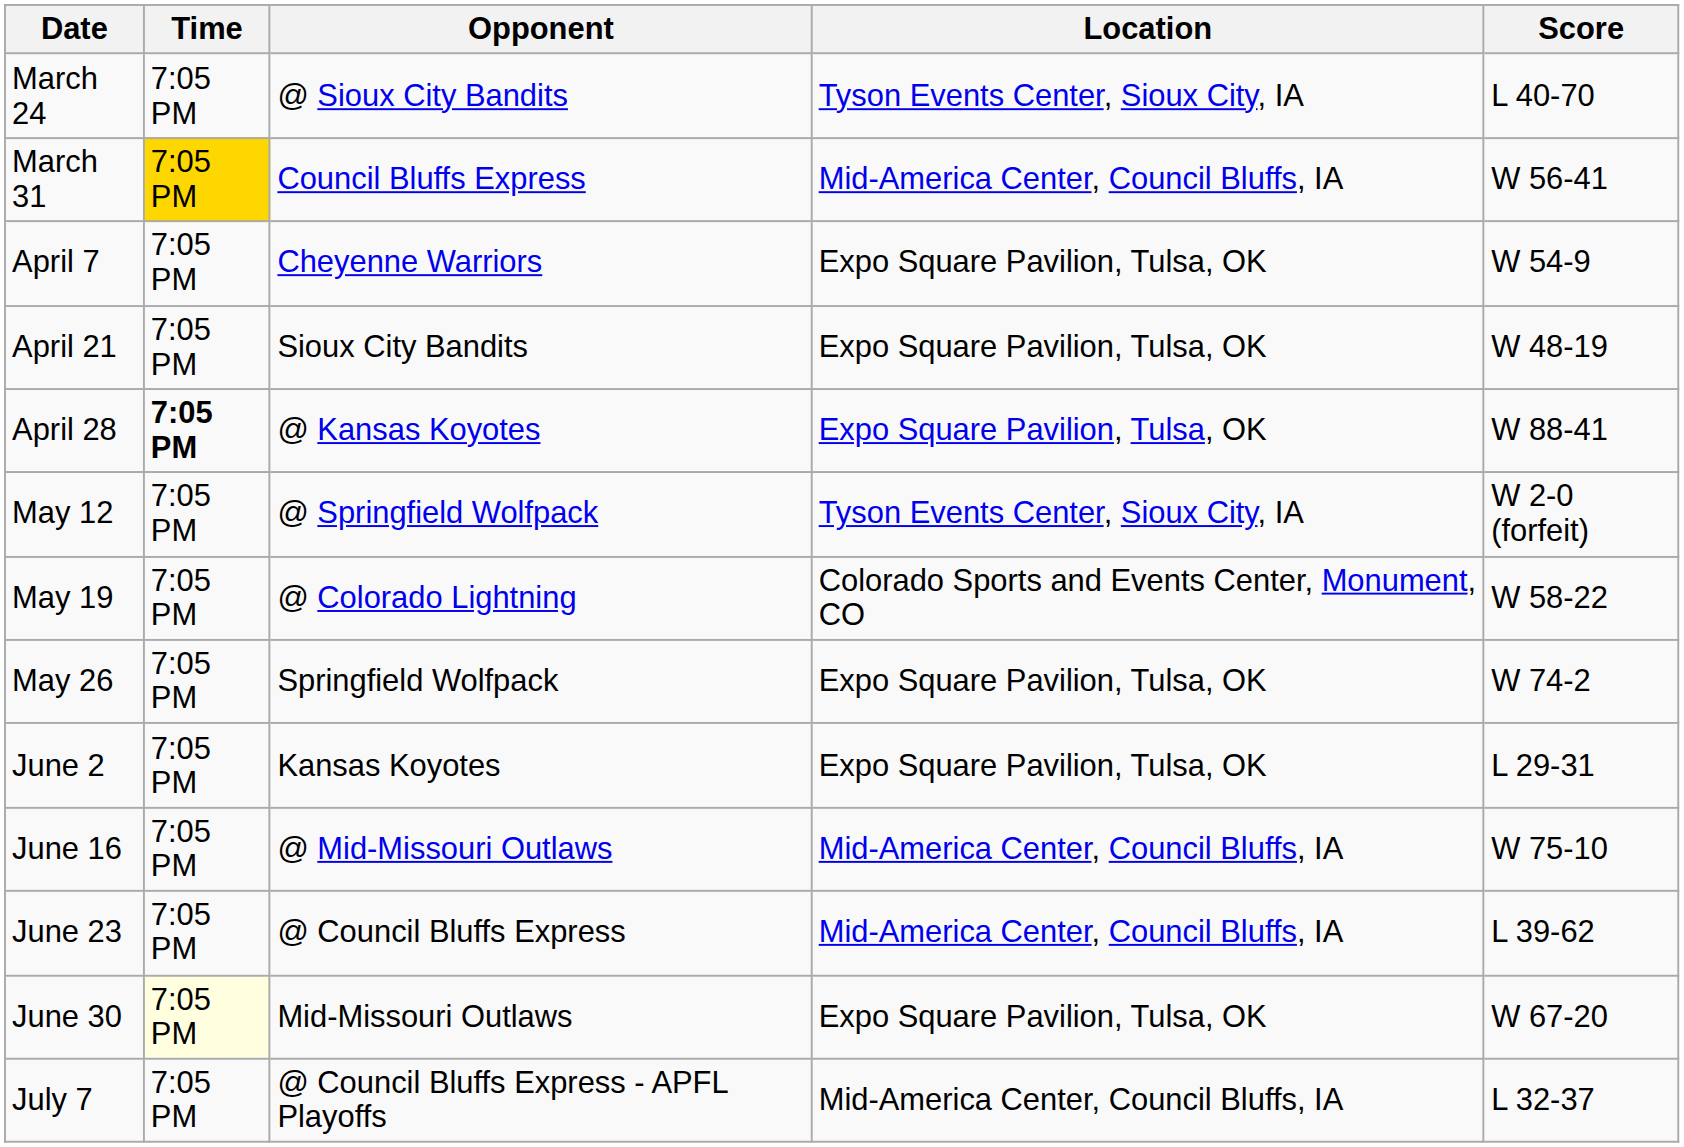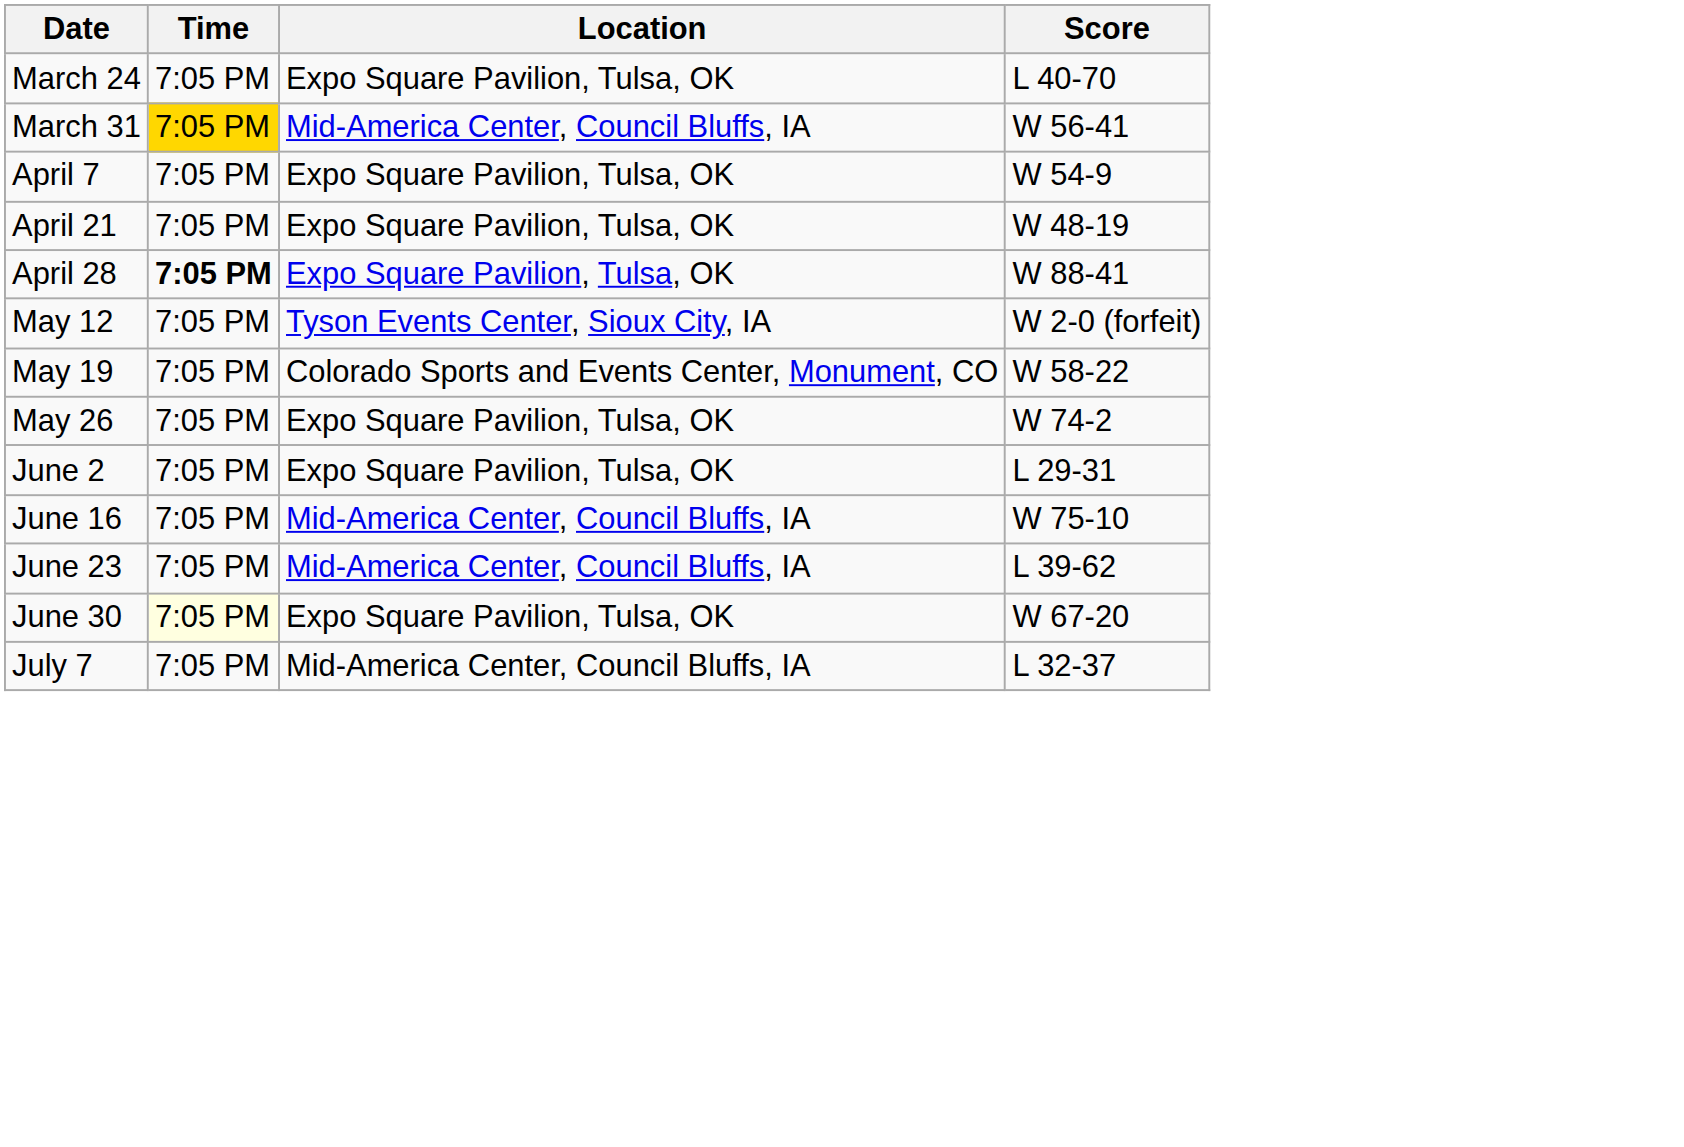- column: (541, 28)
(1061, 95) Tyson Events Center, Sioux City, IA -> (510, 77) Expo Square Pavilion, Tulsa, OK
